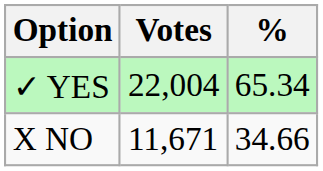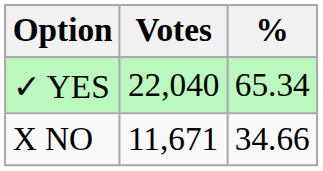(174, 84) 22,004 -> (174, 84) 22,040
